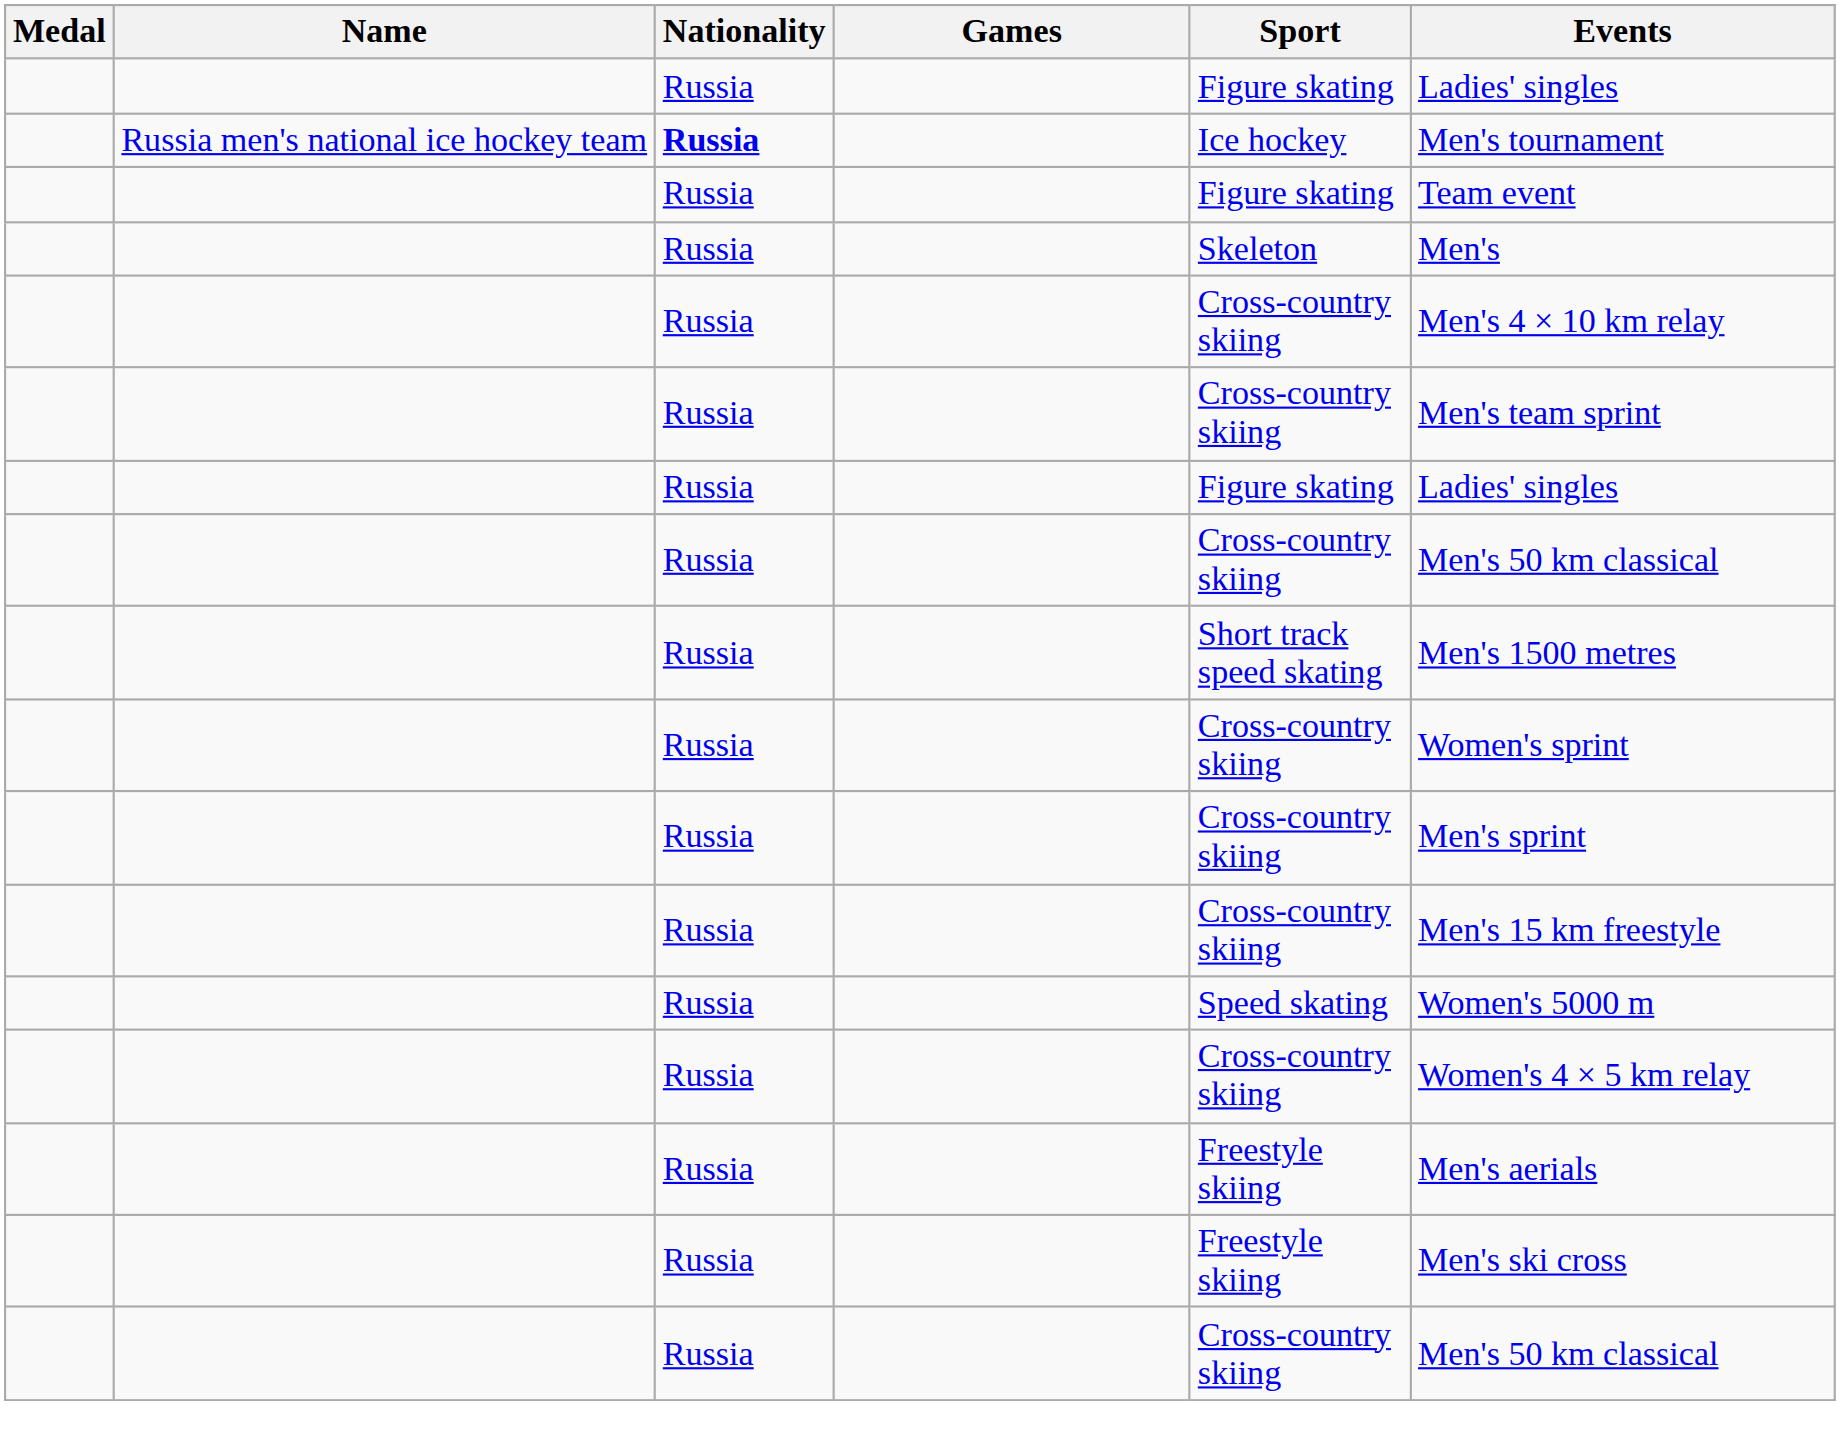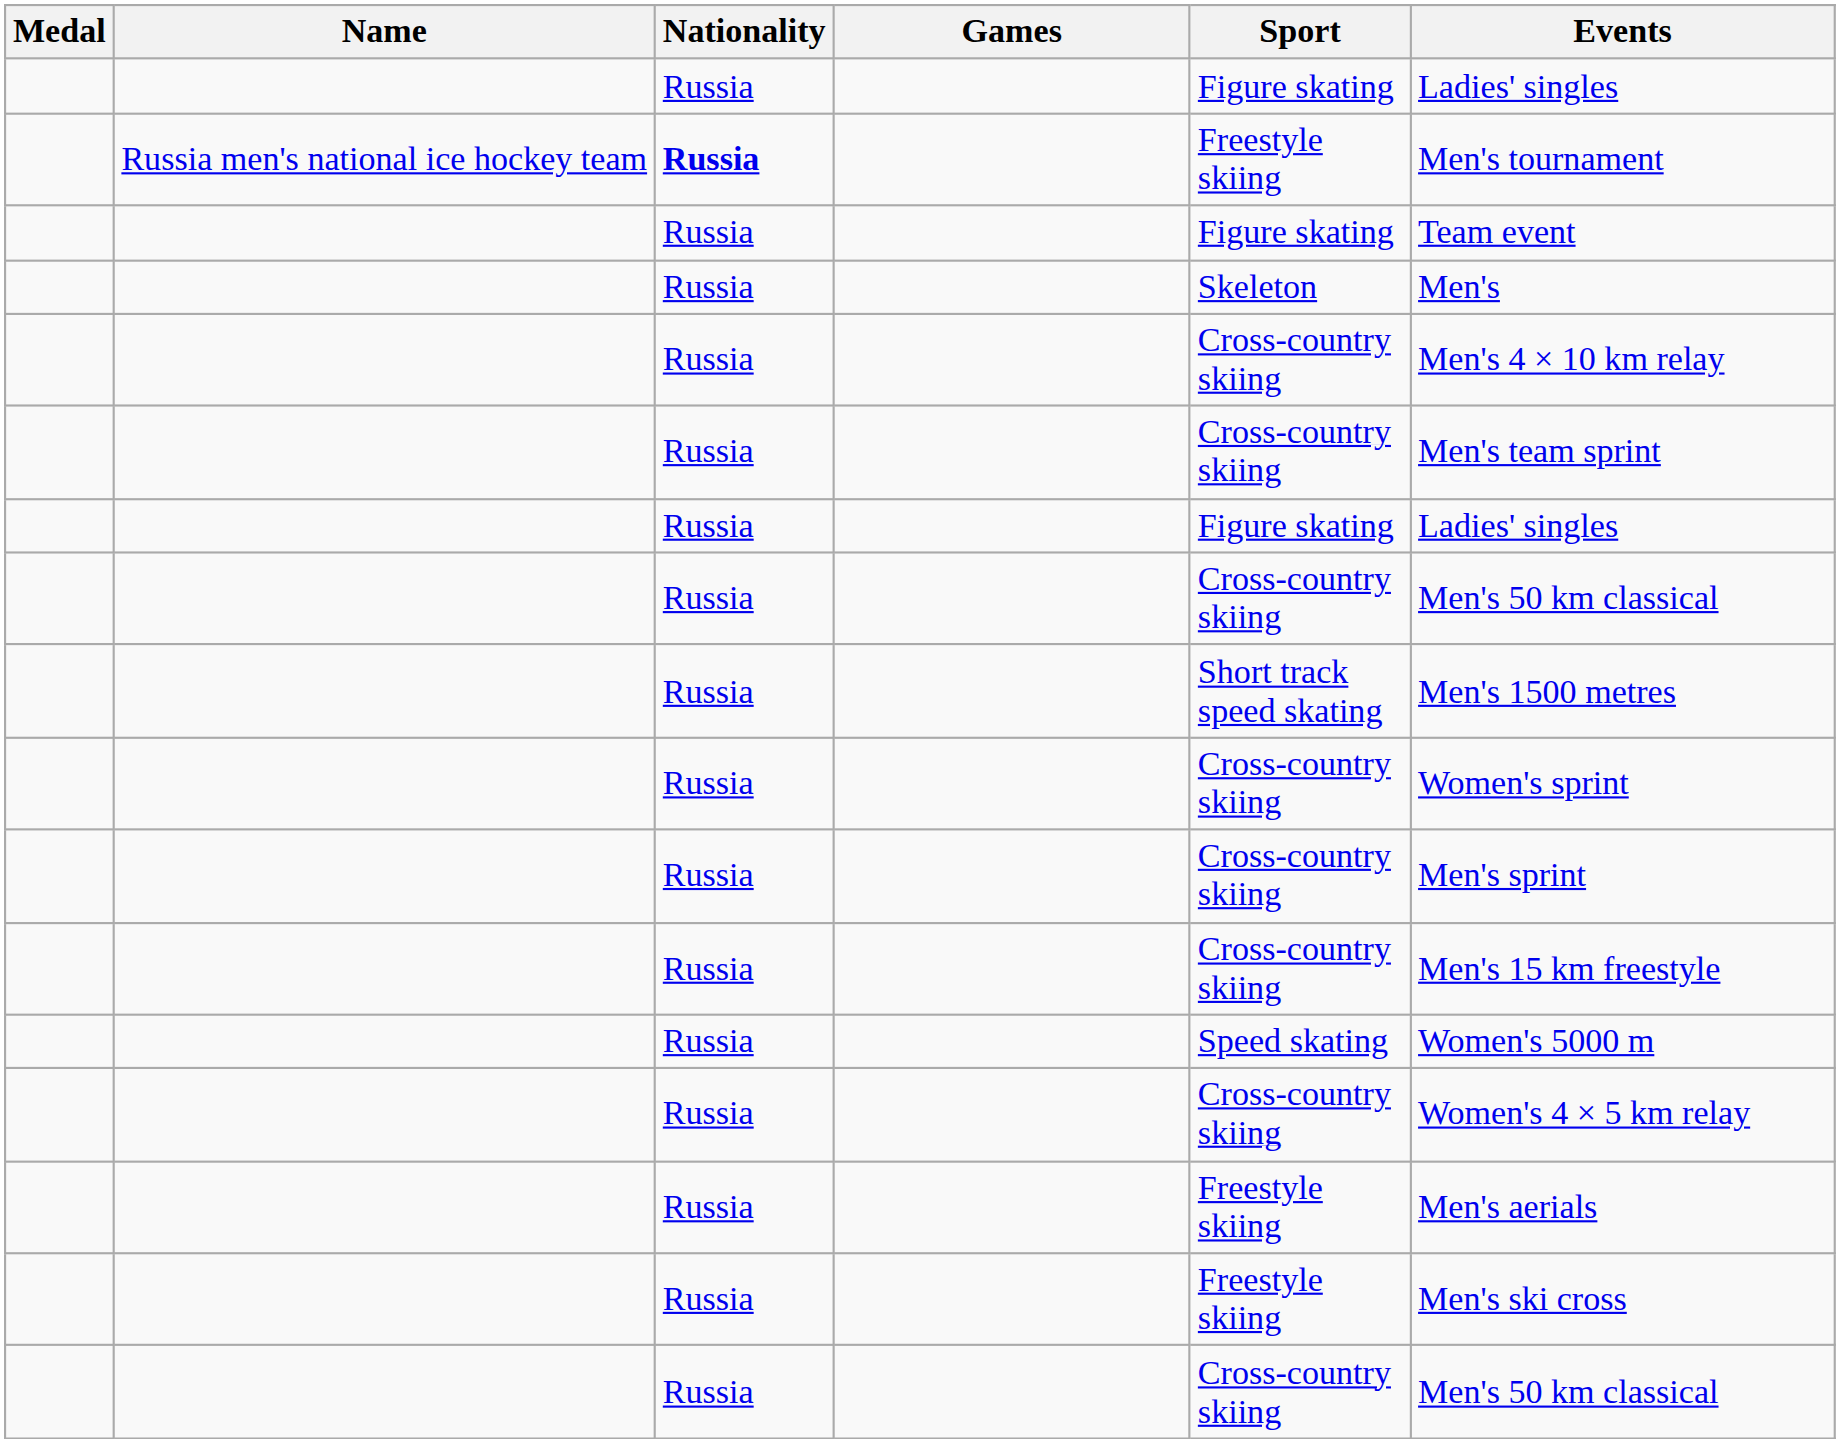(1272, 139) Ice hockey -> (1260, 158) Freestyle skiing
